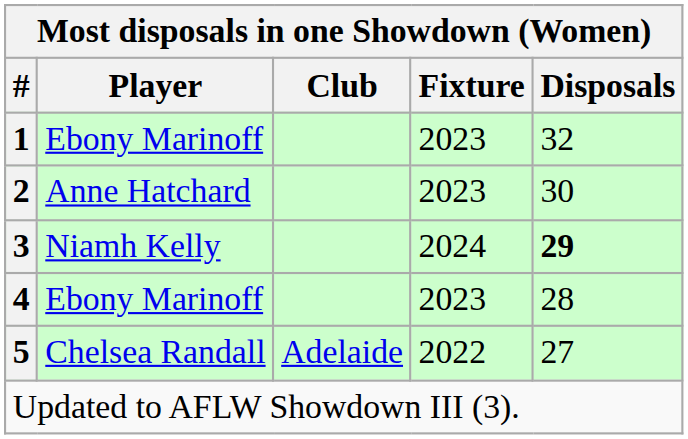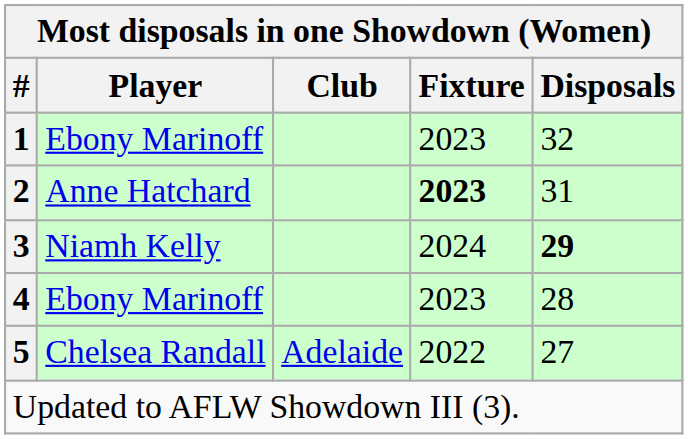(452, 191) normal -> (452, 191) bold
(557, 191) 30 -> (557, 191) 31
